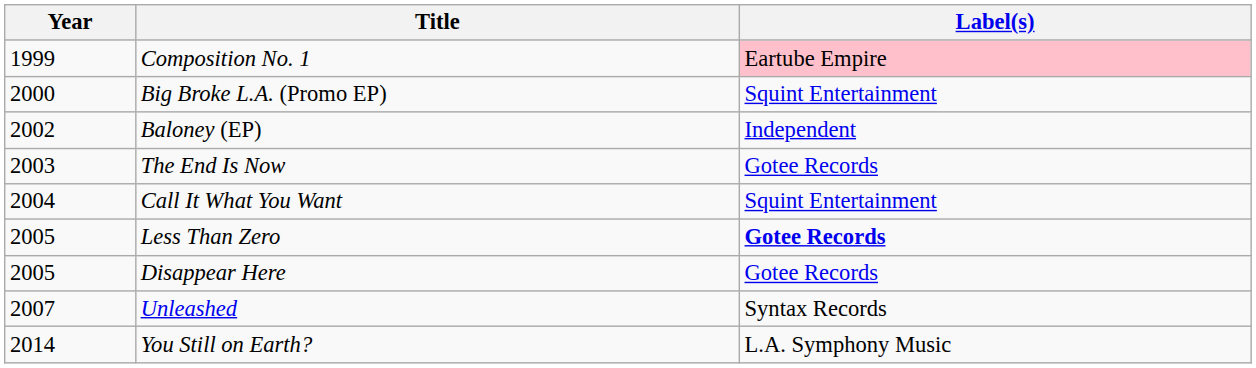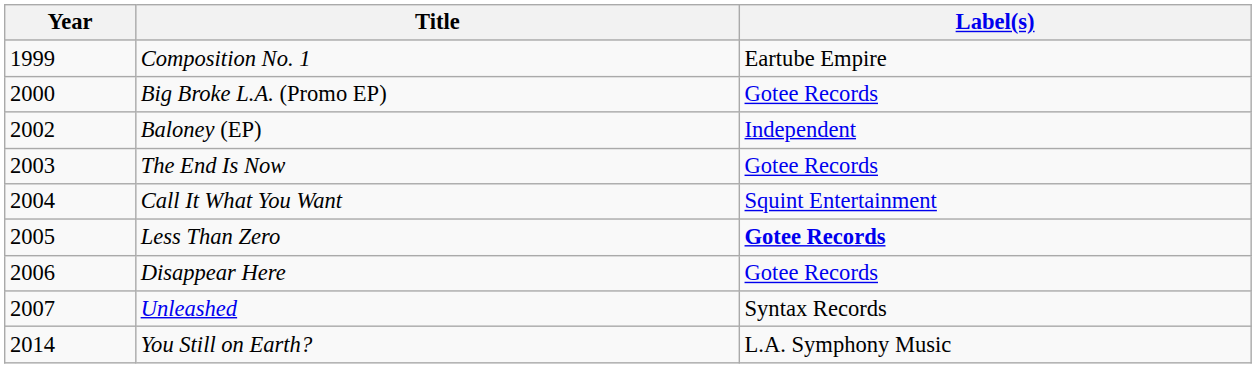(816, 58) pink background -> (816, 58) no background
(841, 93) Squint Entertainment -> (811, 93) Gotee Records
(32, 272) 2005 -> (32, 272) 2006
